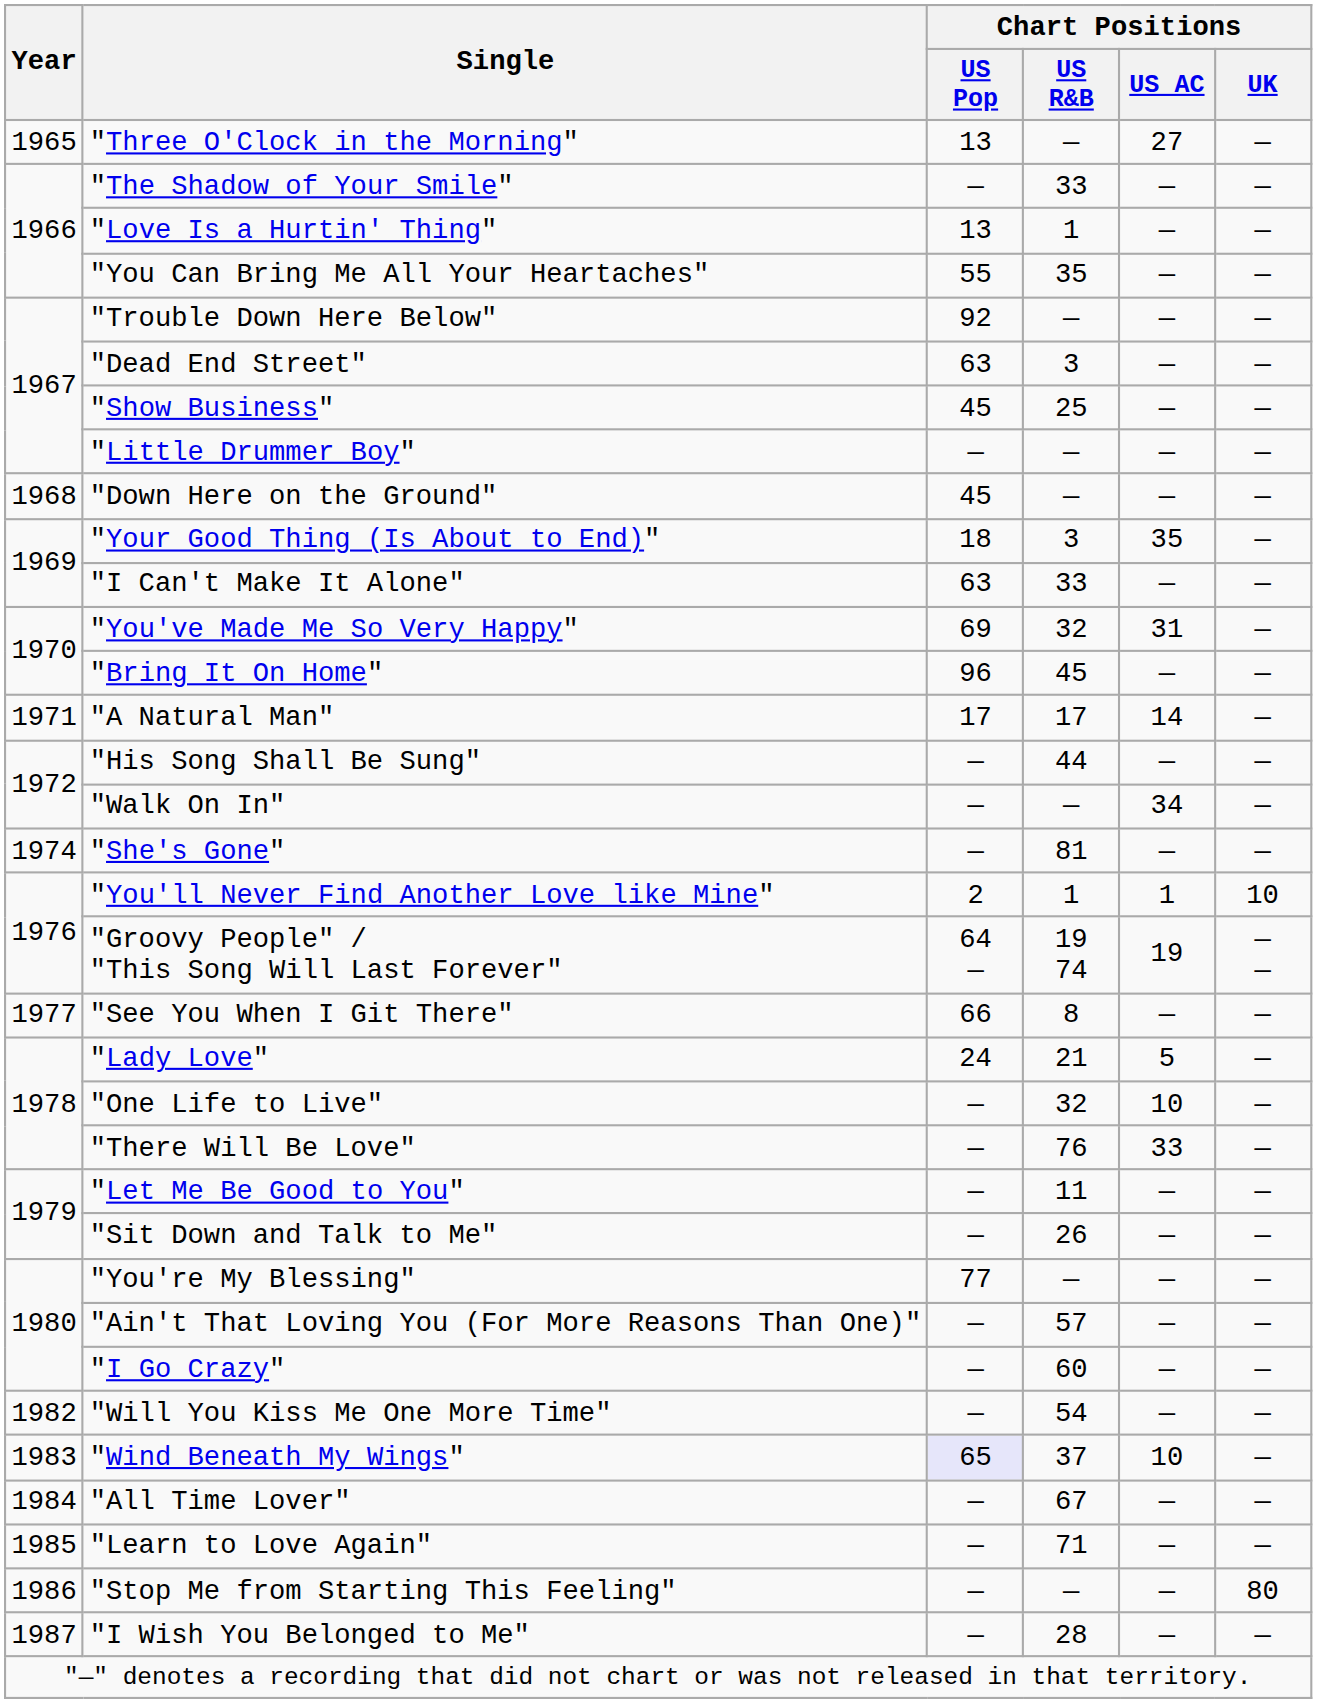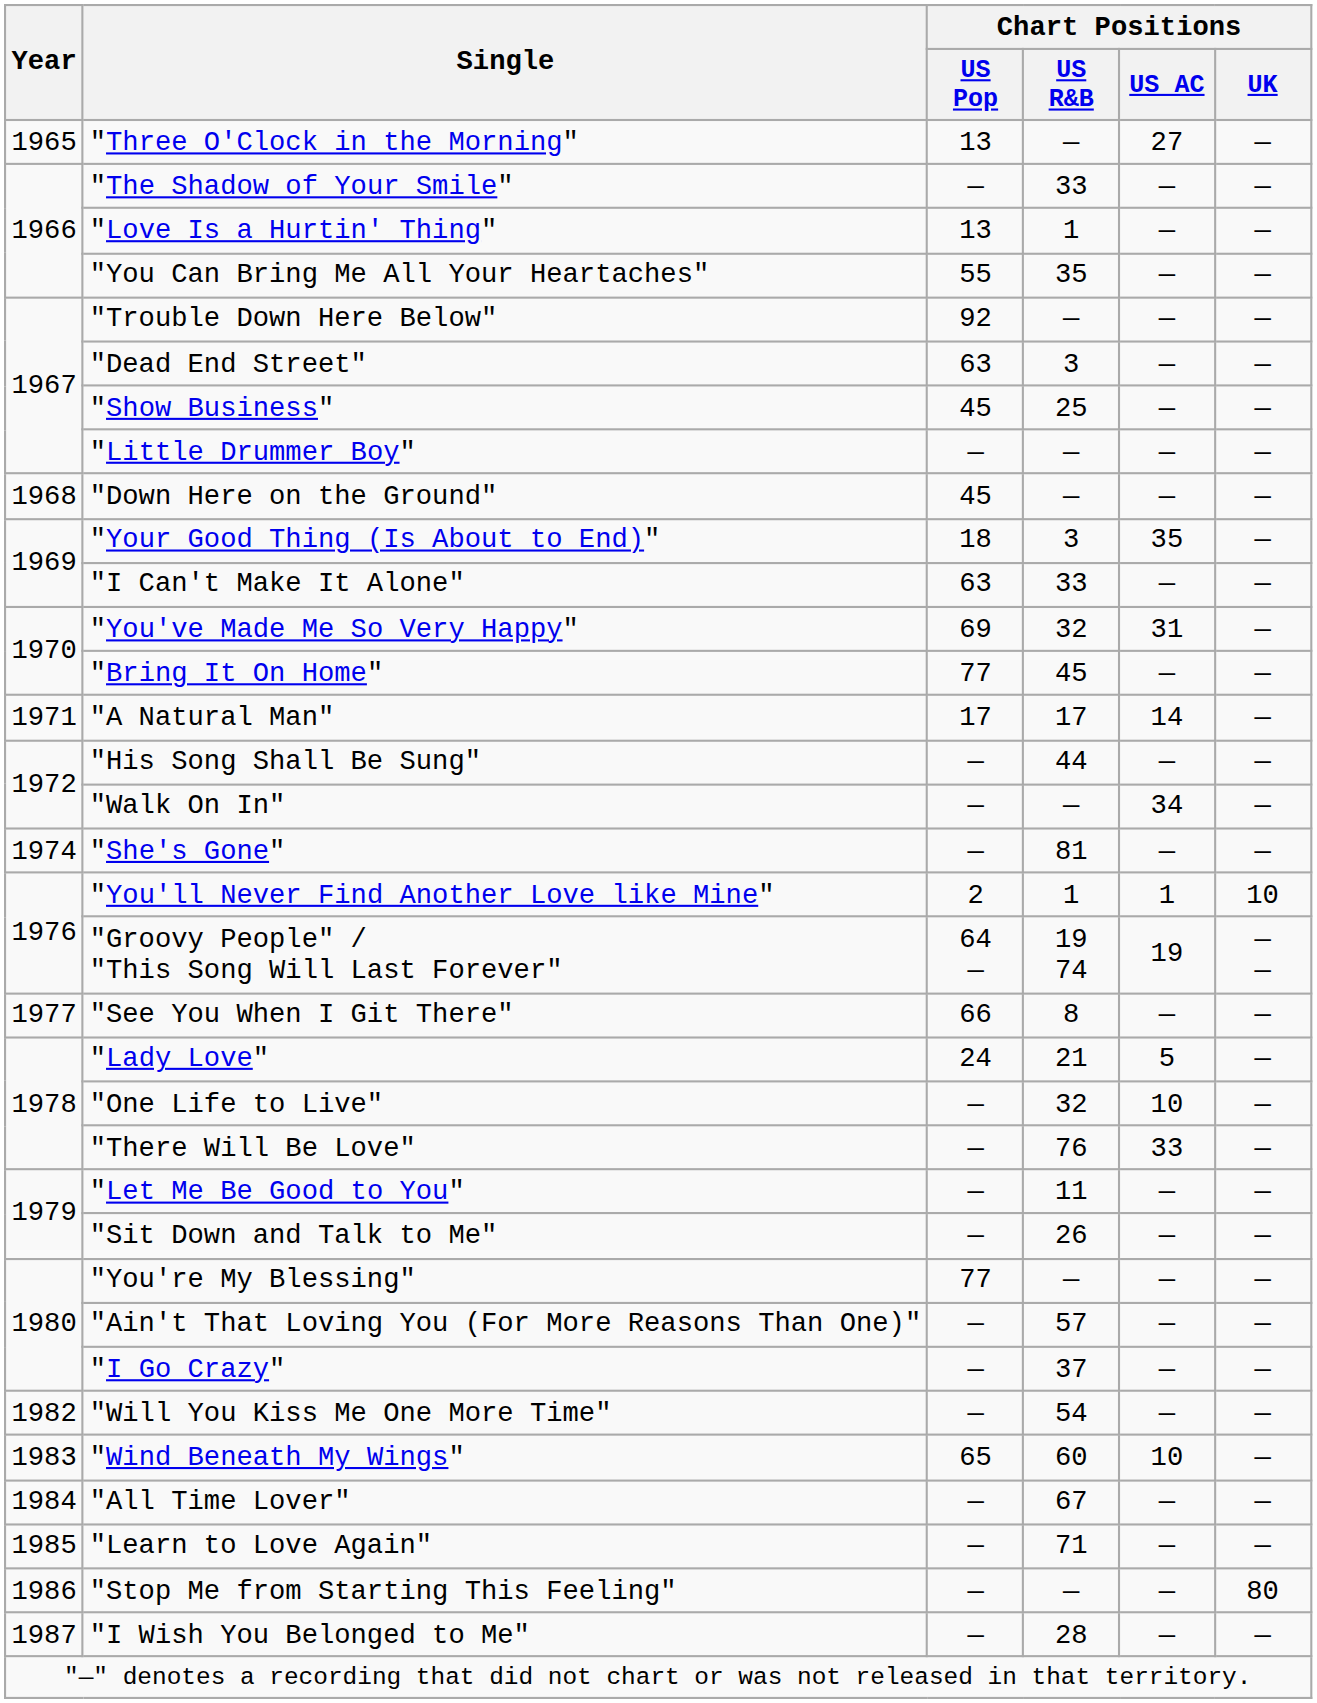(976, 673) 96 -> (976, 673) 77
(1071, 1369) 60 -> (1071, 1369) 37
(976, 1458) lavender background -> (976, 1458) no background
(1071, 1458) 37 -> (1071, 1458) 60
